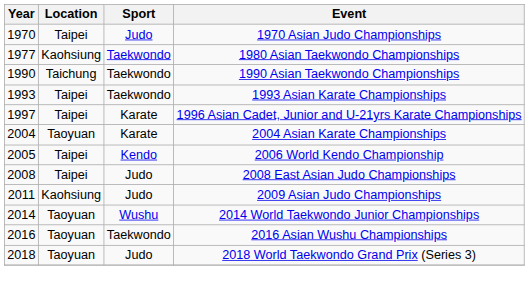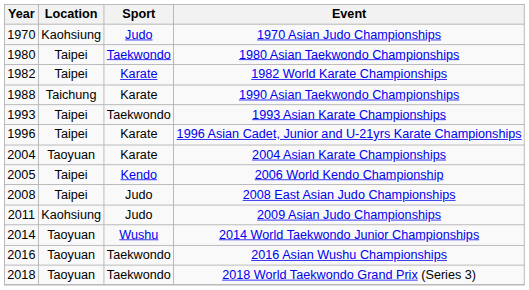(71, 34) Taipei -> (71, 34) Kaohsiung
(21, 54) 1977 -> (21, 54) 1980
(71, 54) Kaohsiung -> (71, 54) Taipei
+ row: (349, 74)
(21, 74) 1990 -> (21, 94) 1988
(139, 74) Taekwondo -> (139, 94) Karate
(21, 114) 1997 -> (21, 134) 1996
(139, 255) Judo -> (139, 275) Taekwondo
